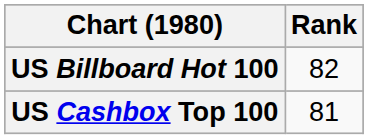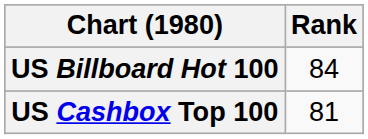(324, 68) 82 -> (324, 68) 84
